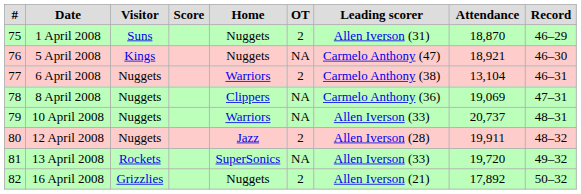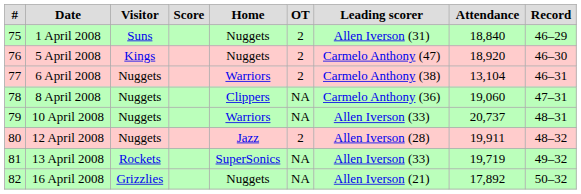(487, 35) 18,870 -> (487, 35) 18,840
(300, 55) NA -> (300, 55) 2
(487, 55) 18,921 -> (487, 55) 18,920
(487, 96) 19,069 -> (487, 96) 19,060
(487, 158) 19,720 -> (487, 158) 19,719
(300, 179) 2 -> (300, 179) NA
